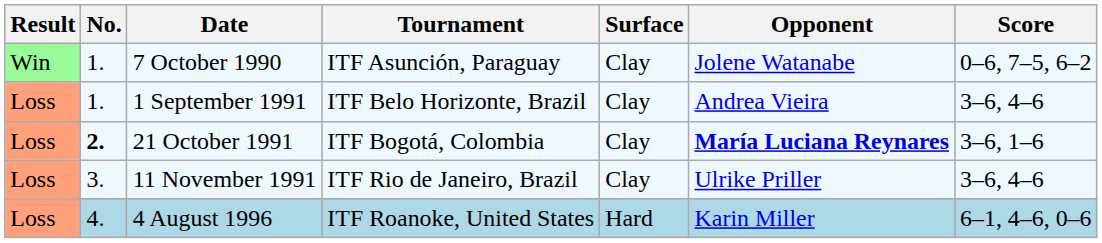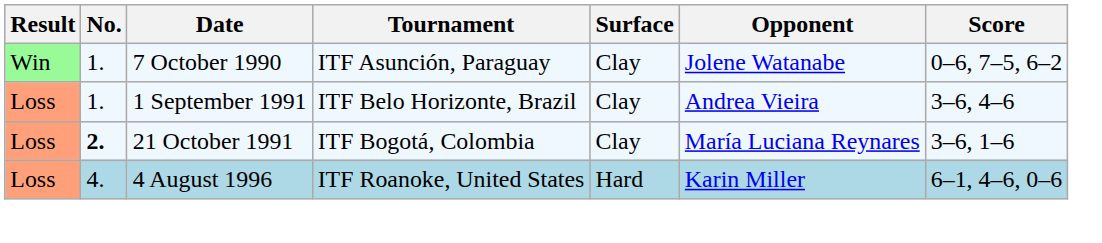(822, 139) bold -> (802, 139) normal
- row: (224, 178)
